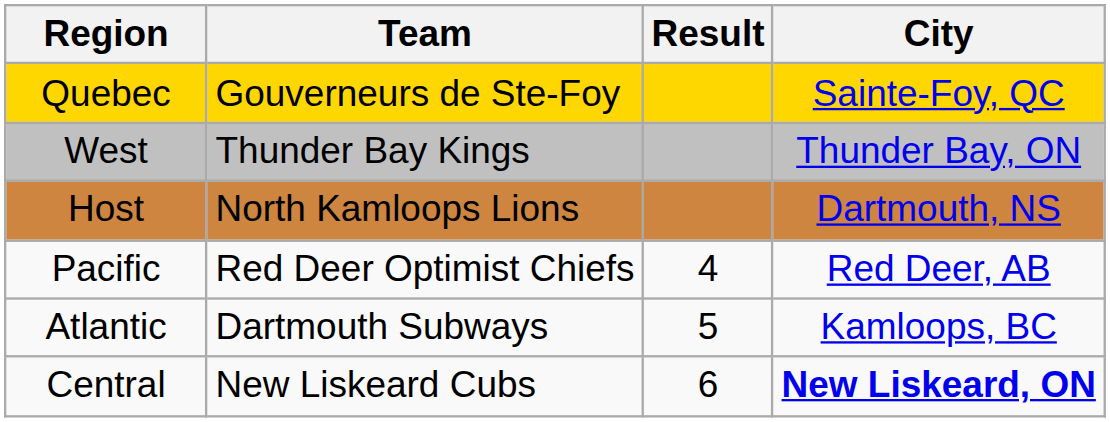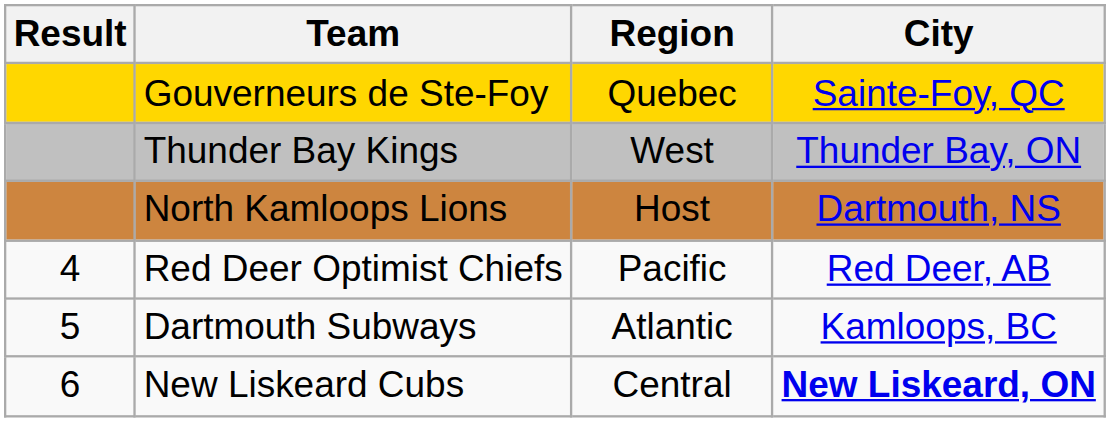columns swapped: (708, 33) <-> (106, 33)
